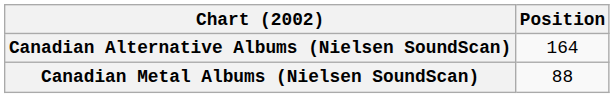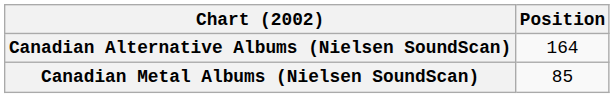(562, 77) 88 -> (562, 77) 85
